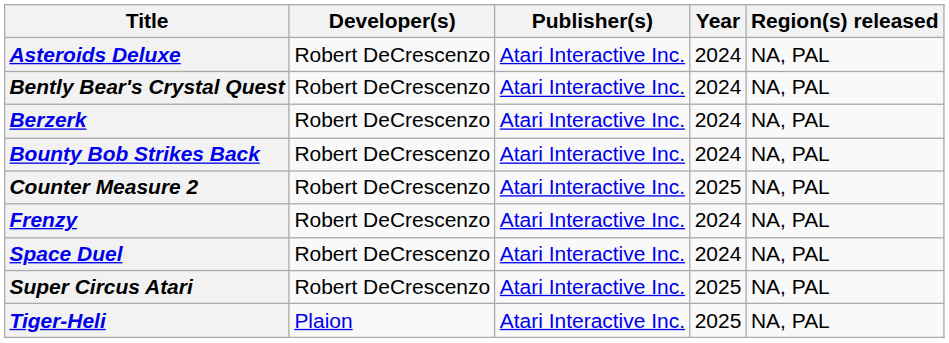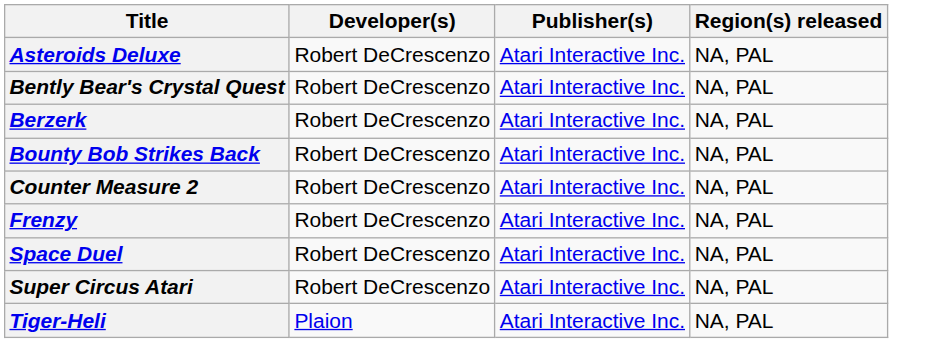- column: (718, 21)
